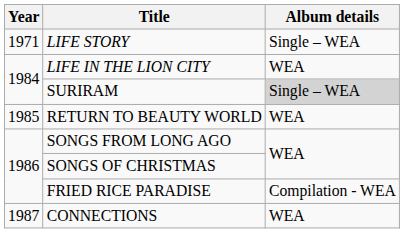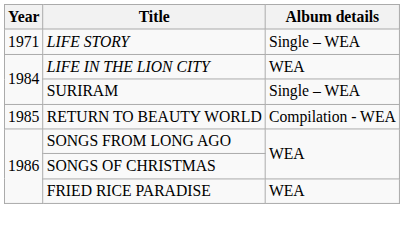(315, 91) lightgrey background -> (315, 91) no background
(287, 116) WEA -> (332, 116) Compilation - WEA
(332, 191) Compilation - WEA -> (287, 191) WEA
- row: (102, 215)
